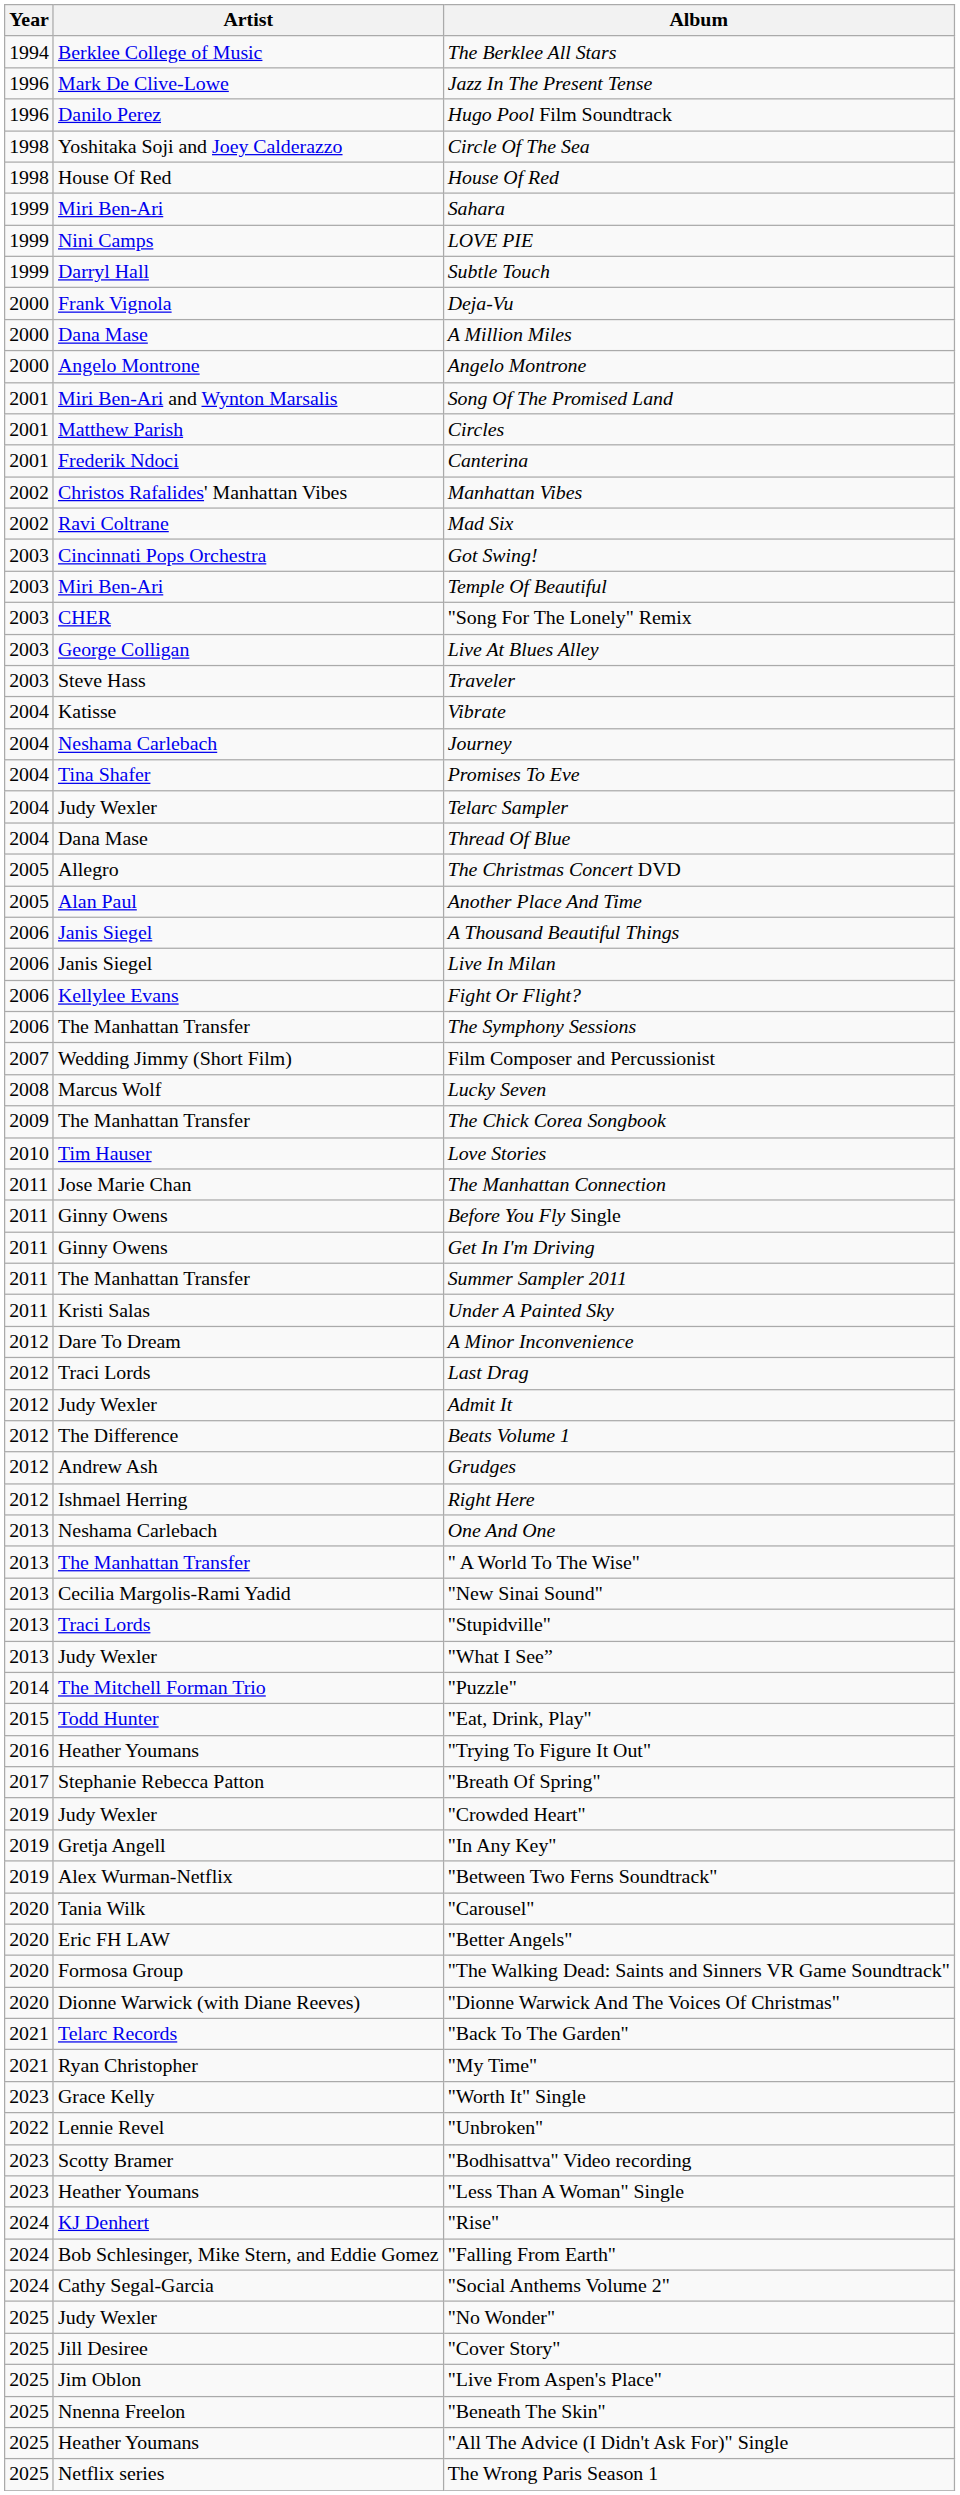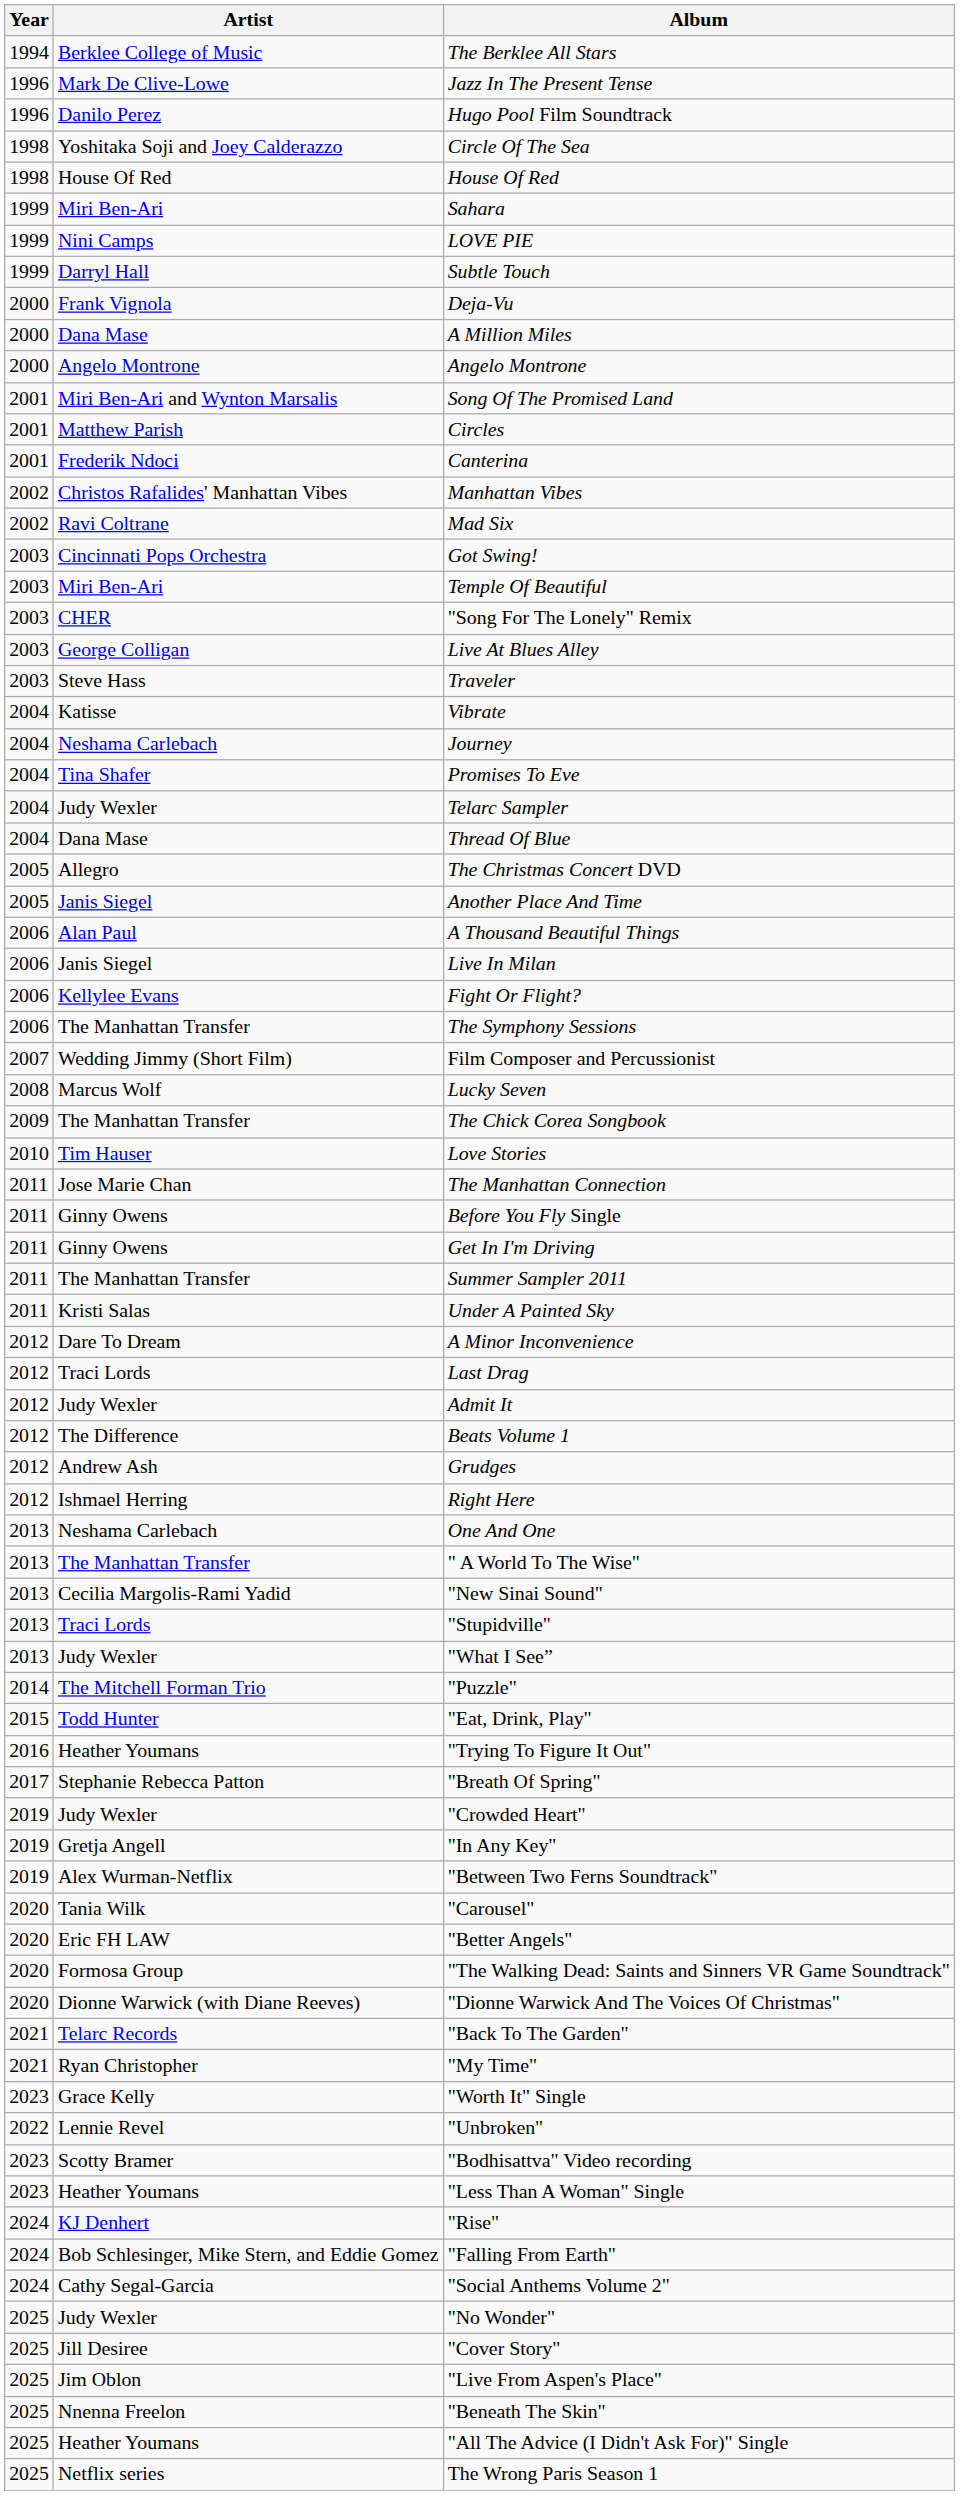(97, 901) Alan Paul -> (105, 901) Janis Siegel
(105, 932) Janis Siegel -> (97, 932) Alan Paul
